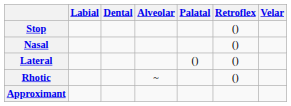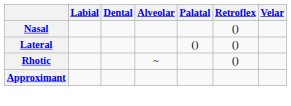- row: (36, 28)
